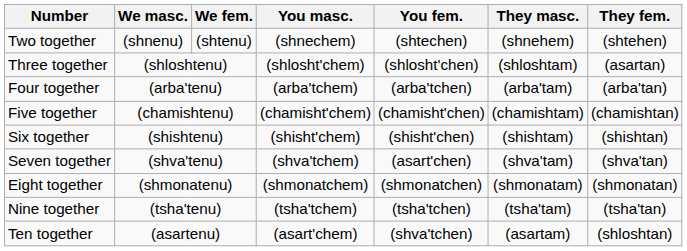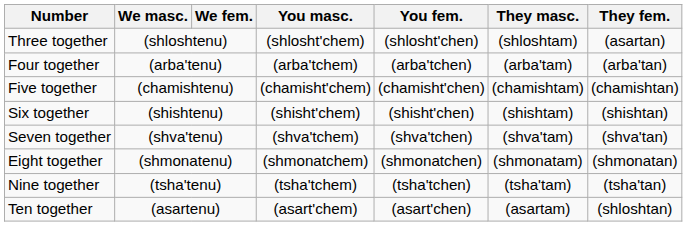- row: (52, 40)
(431, 161) (asart'chen) -> (431, 137) (shva'tchen)
(431, 233) (shva'tchen) -> (431, 209) (asart'chen)
